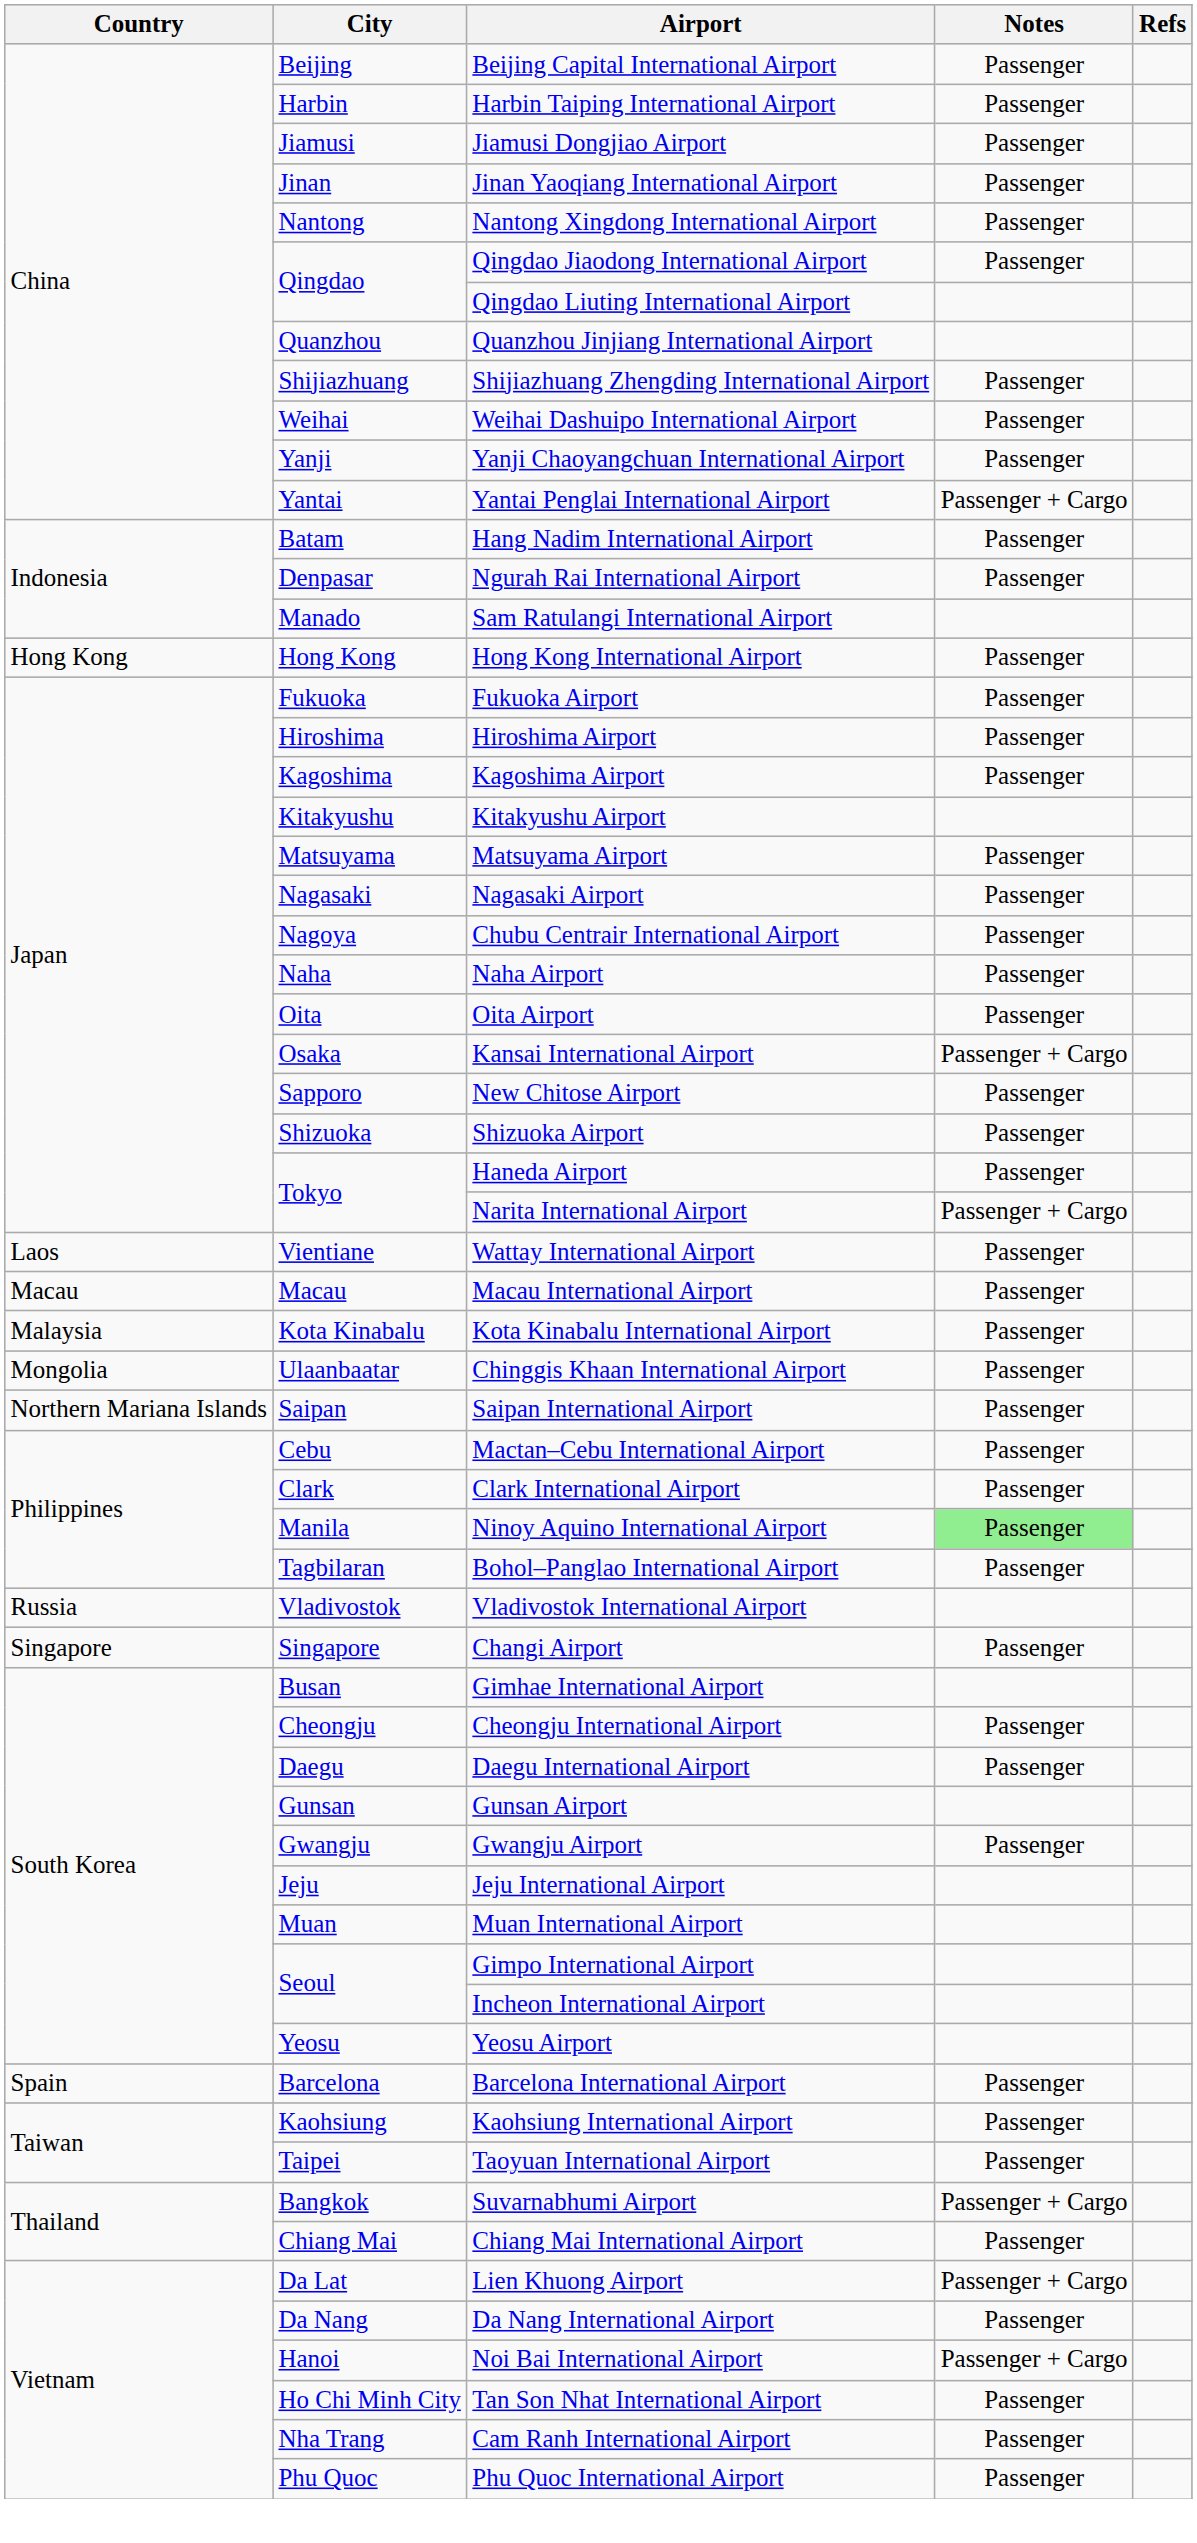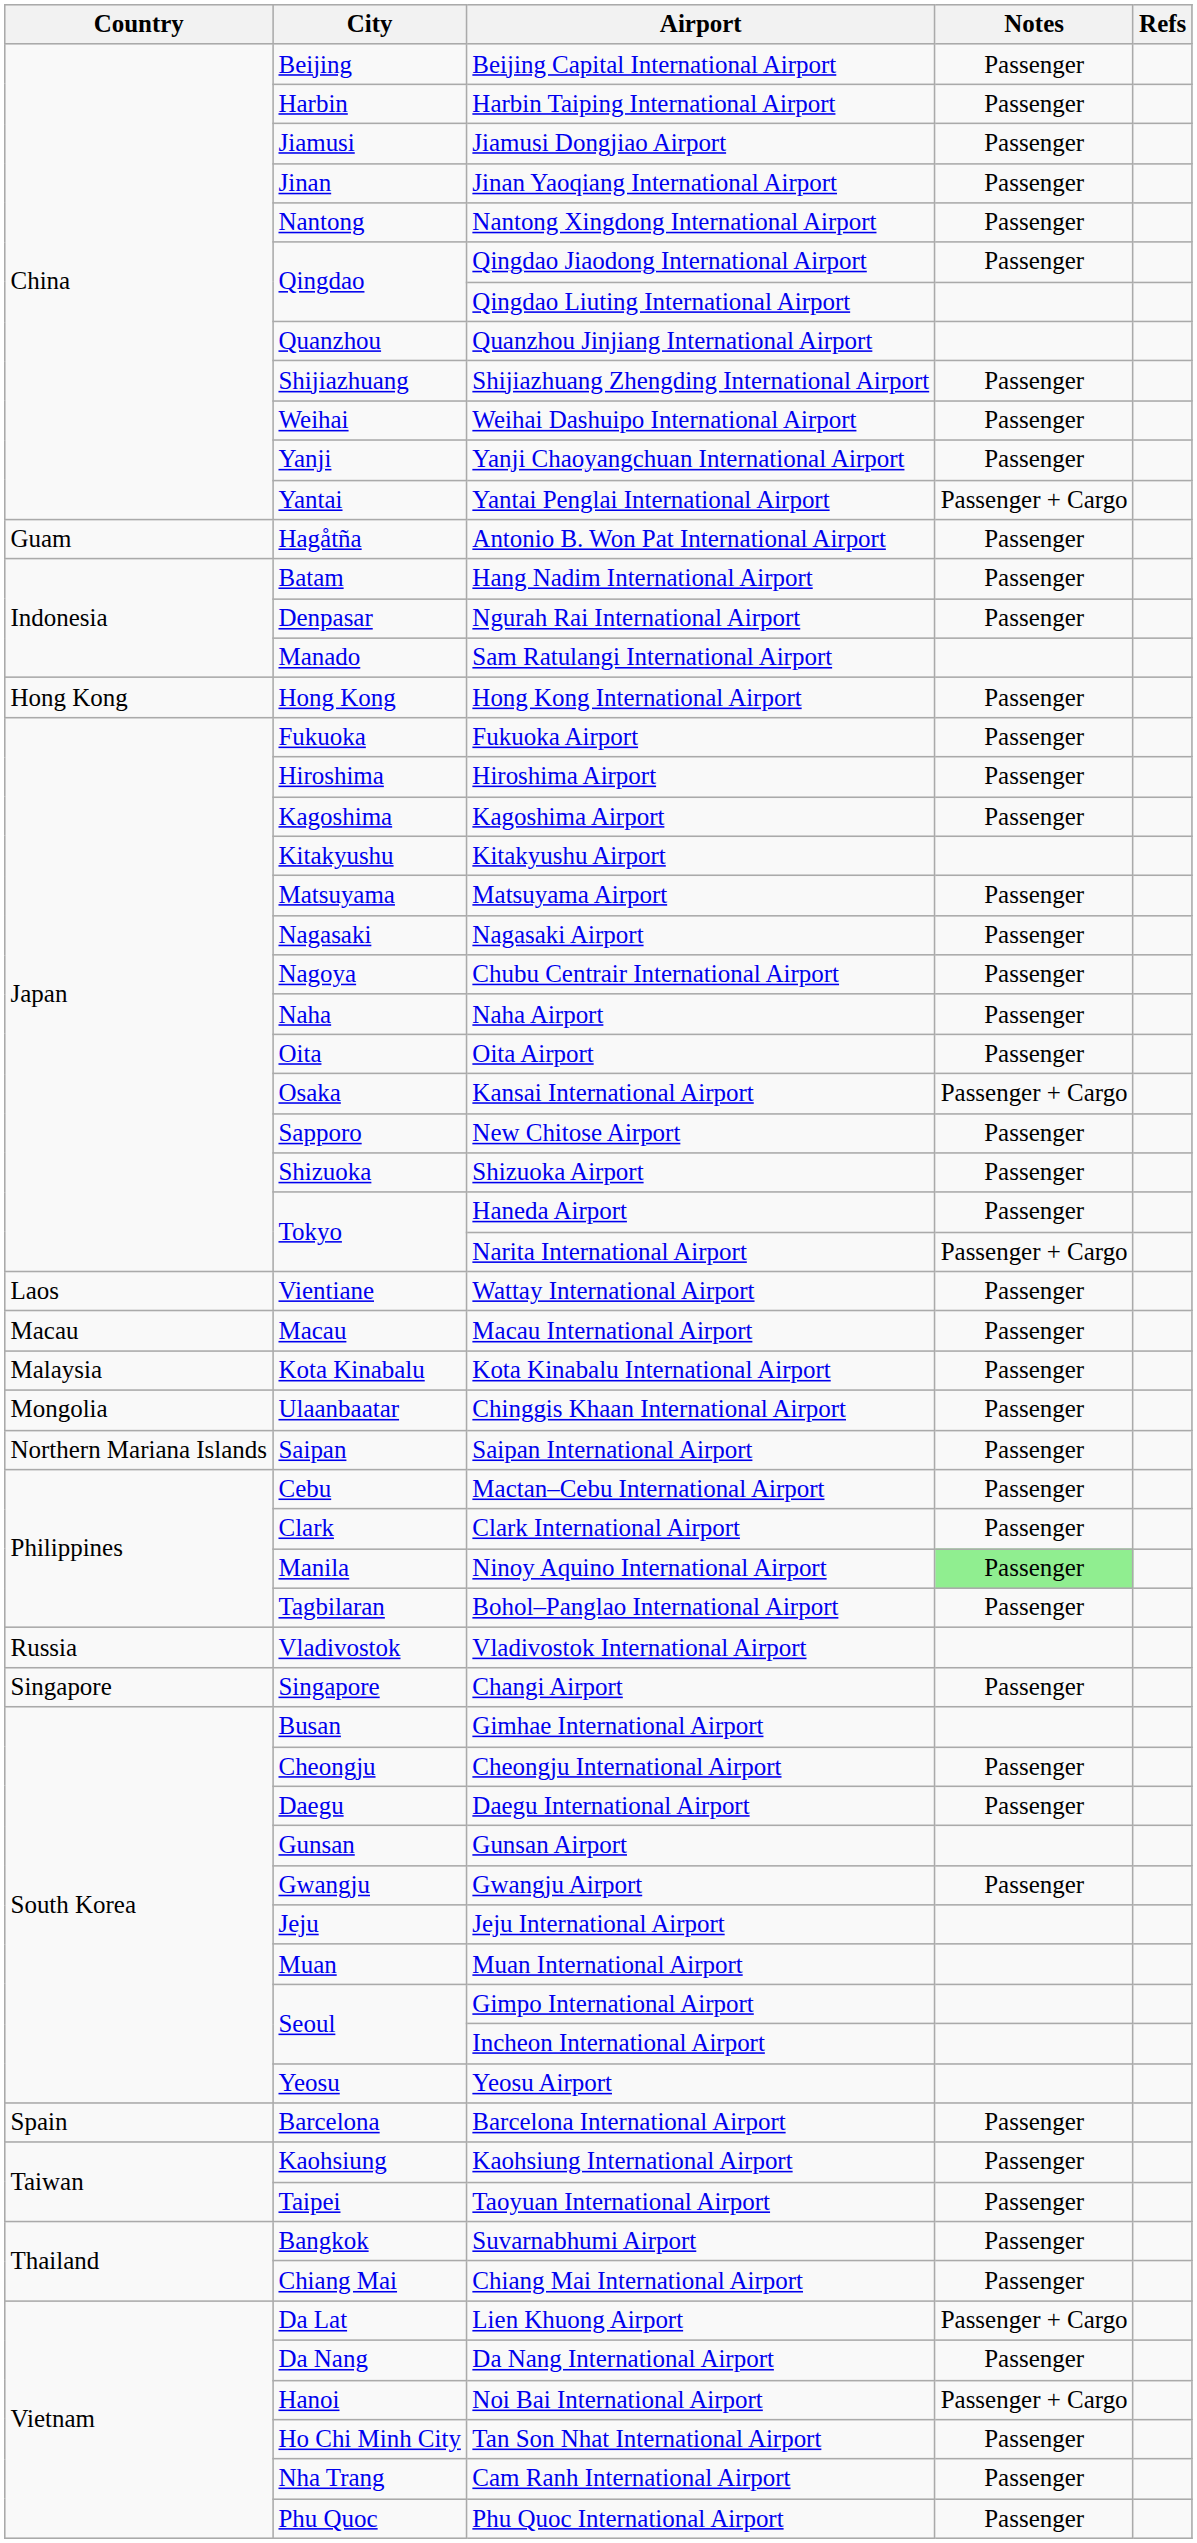+ row: (679, 538)
(1034, 2201) Passenger + Cargo -> (1034, 2241) Passenger
